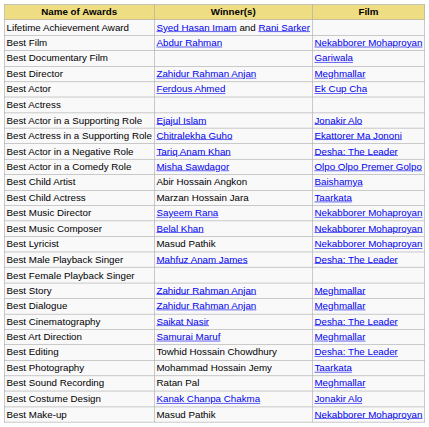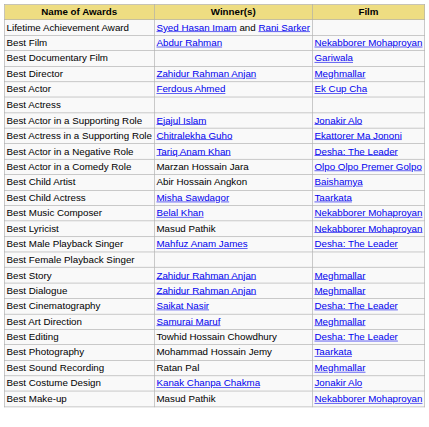(193, 167) Misha Sawdagor -> (203, 167) Marzan Hossain Jara
(203, 197) Marzan Hossain Jara -> (193, 197) Misha Sawdagor
- row: (49, 213)
